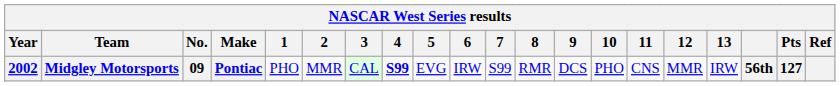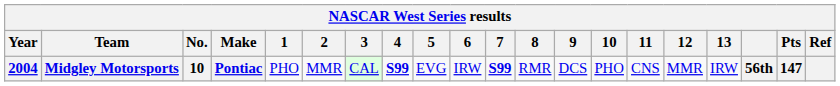(23, 68) 2002 -> (23, 68) 2004
(197, 68) 09 -> (197, 68) 10
(500, 68) normal -> (500, 68) bold
(791, 68) 127 -> (791, 68) 147
